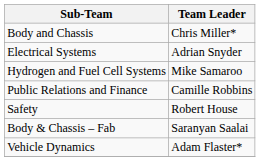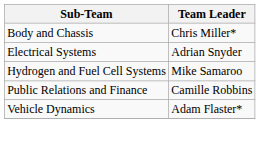- row: (22, 109)
- row: (61, 128)
